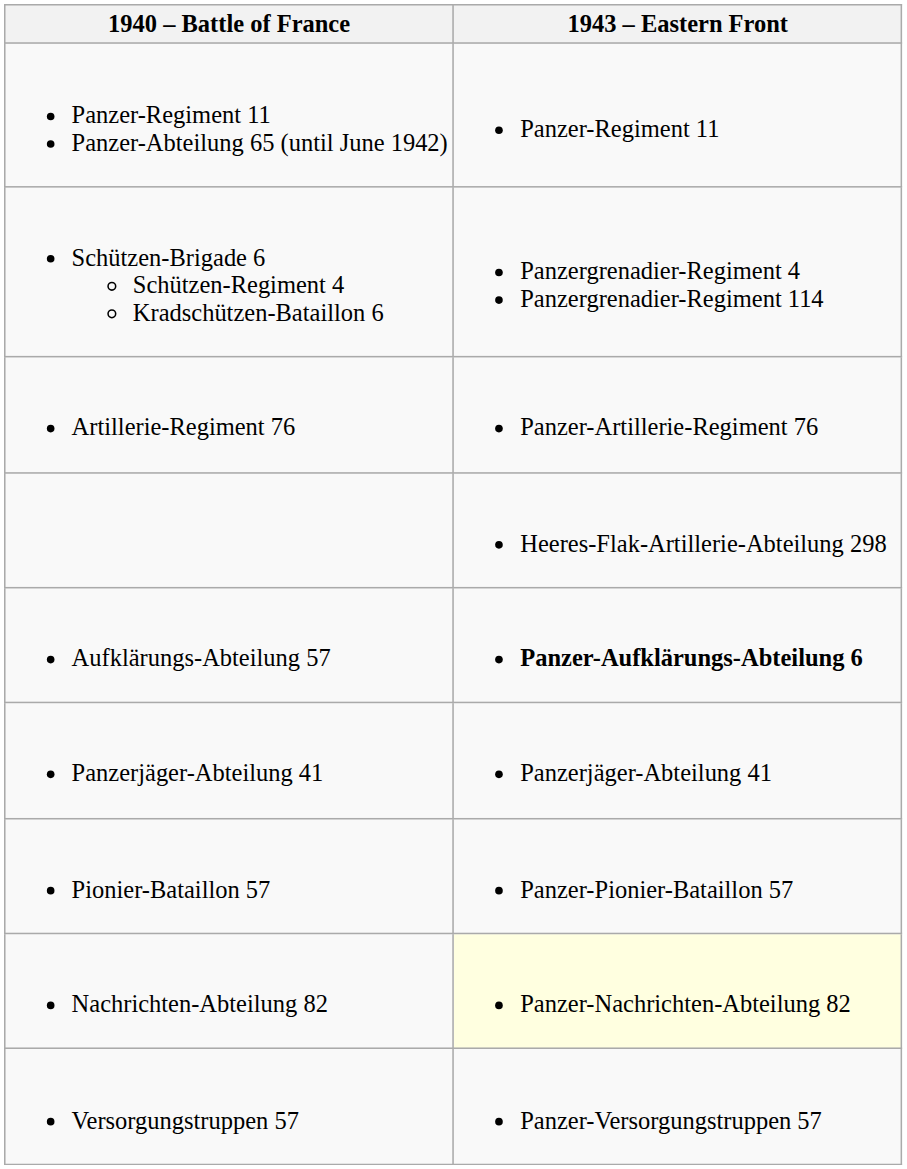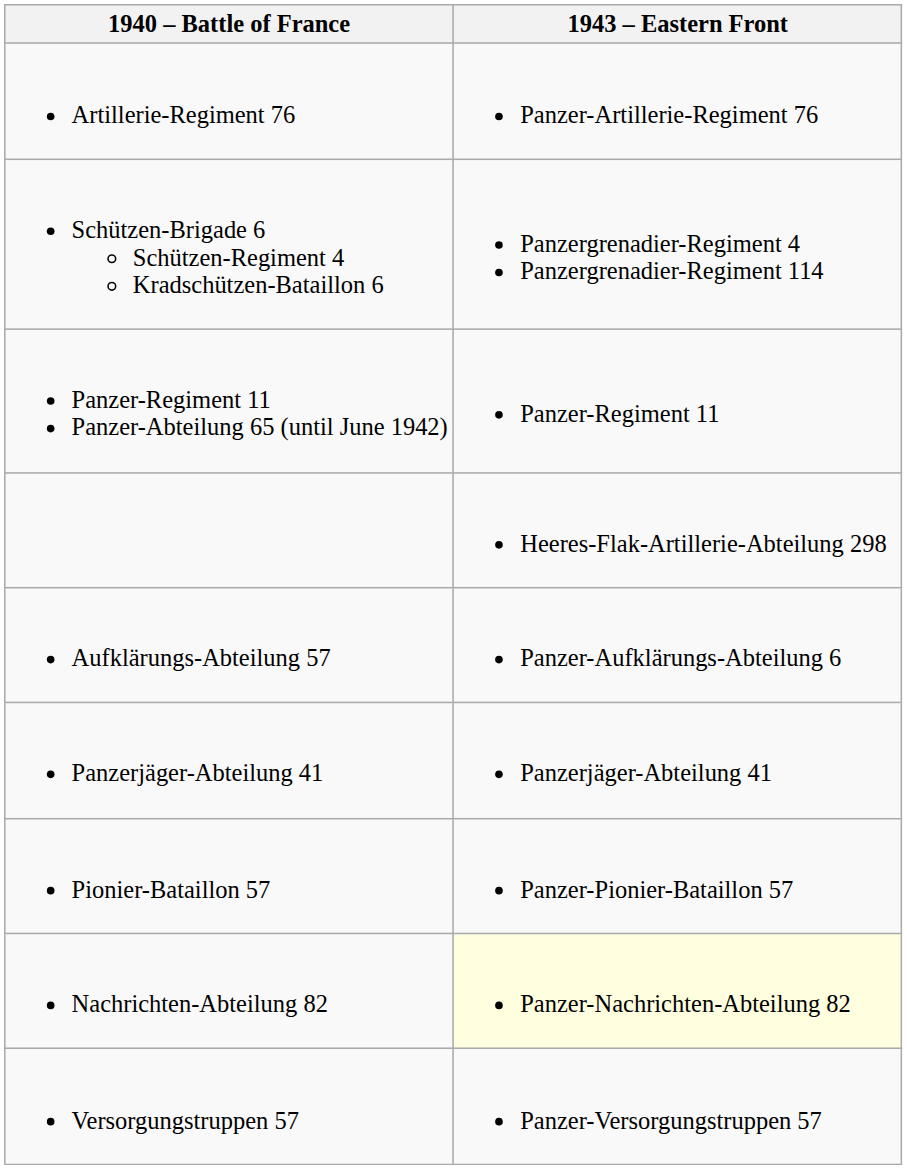rows swapped: (229, 129) <-> (229, 428)
(678, 659) bold -> (678, 659) normal
